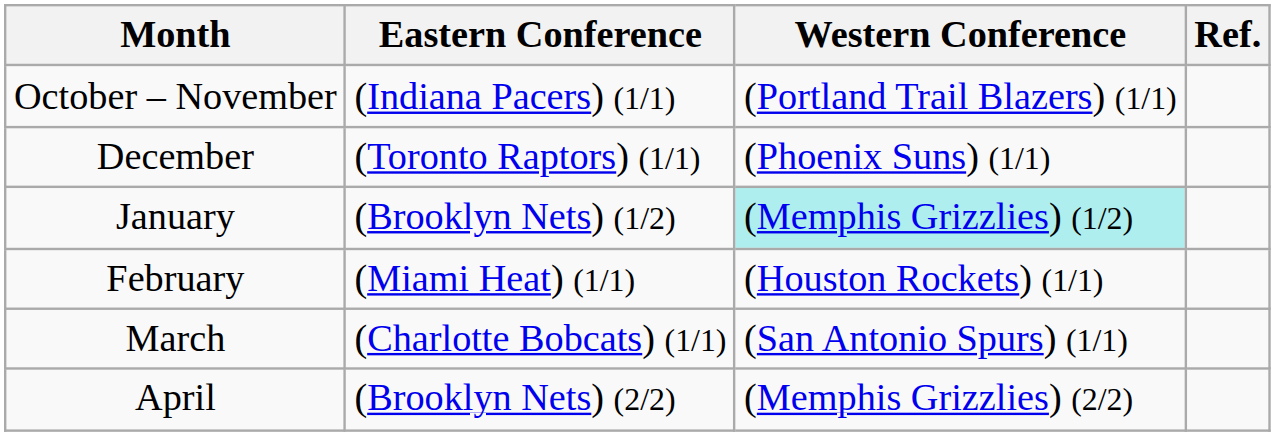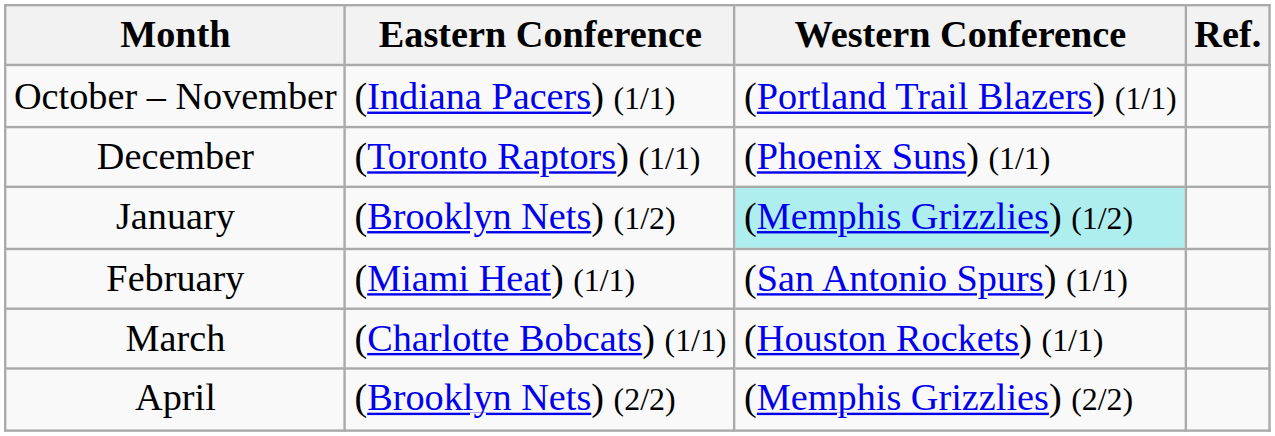(924, 277) (Houston Rockets) (1/1) -> (936, 277) (San Antonio Spurs) (1/1)
(936, 338) (San Antonio Spurs) (1/1) -> (924, 338) (Houston Rockets) (1/1)
